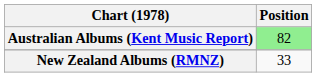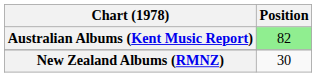(284, 60) 33 -> (284, 60) 30
